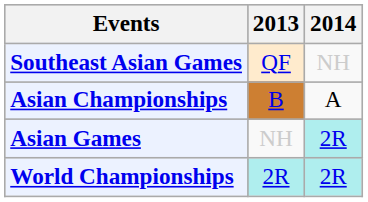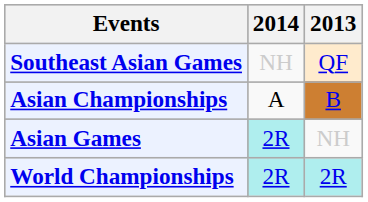columns swapped: (276, 24) <-> (333, 24)
